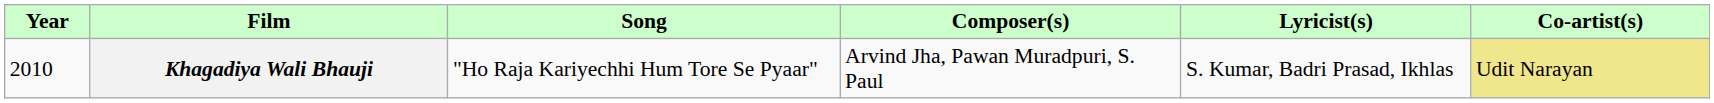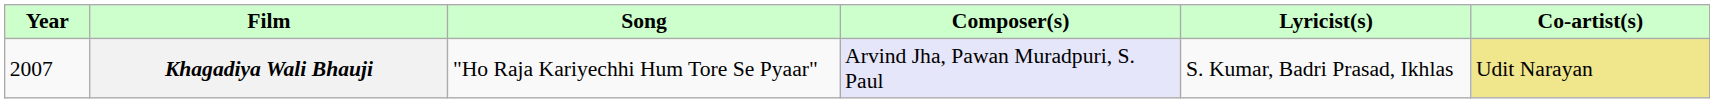(31, 68) 2010 -> (31, 68) 2007
(990, 68) no background -> (990, 68) lavender background
